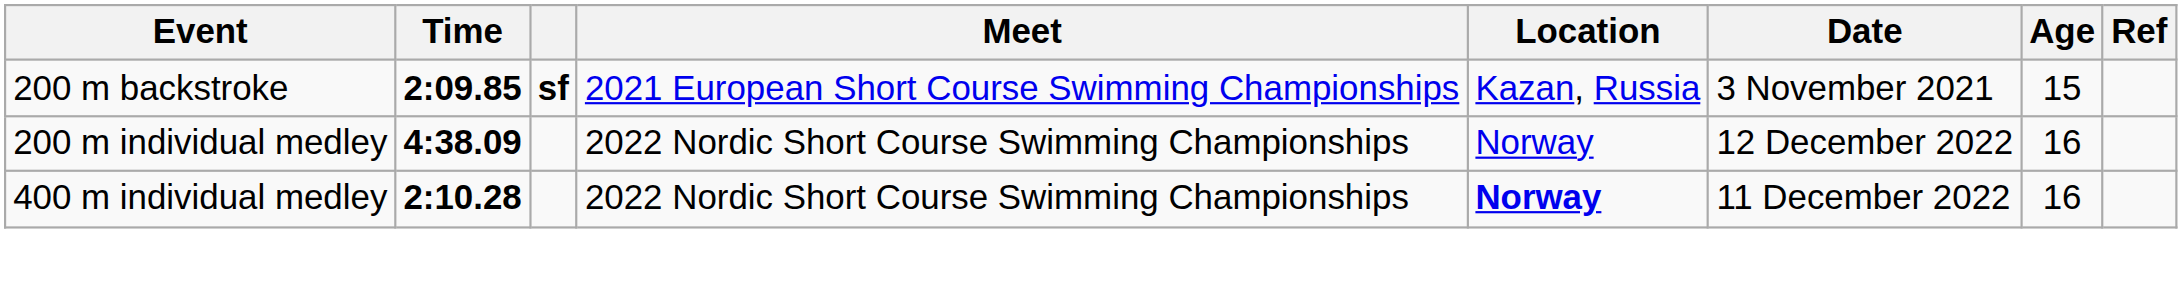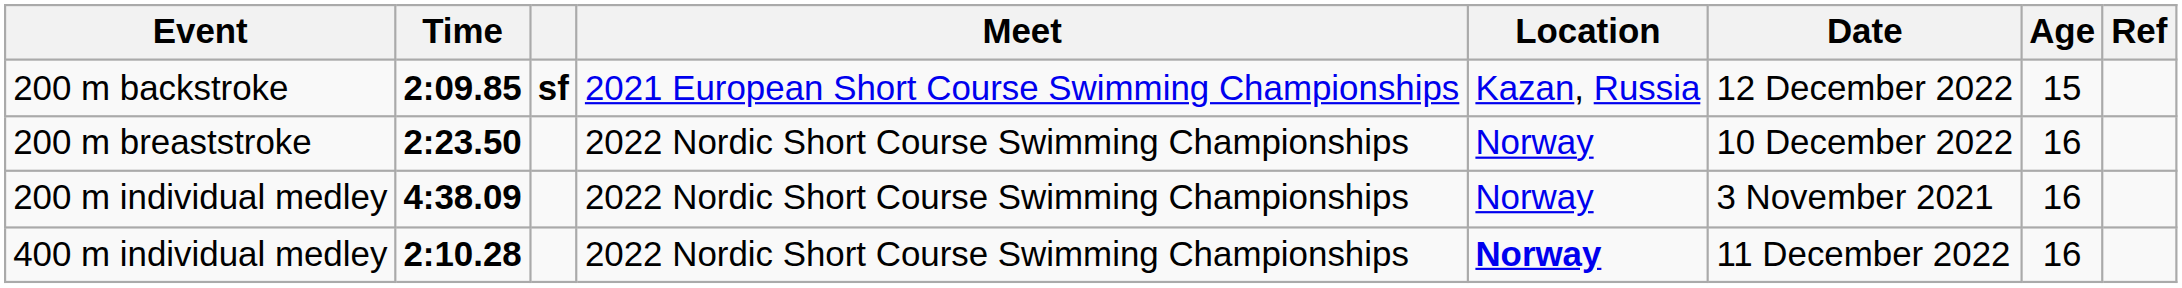(1855, 87) 3 November 2021 -> (1865, 87) 12 December 2022
+ row: (162, 142)
(1865, 142) 12 December 2022 -> (1855, 198) 3 November 2021
